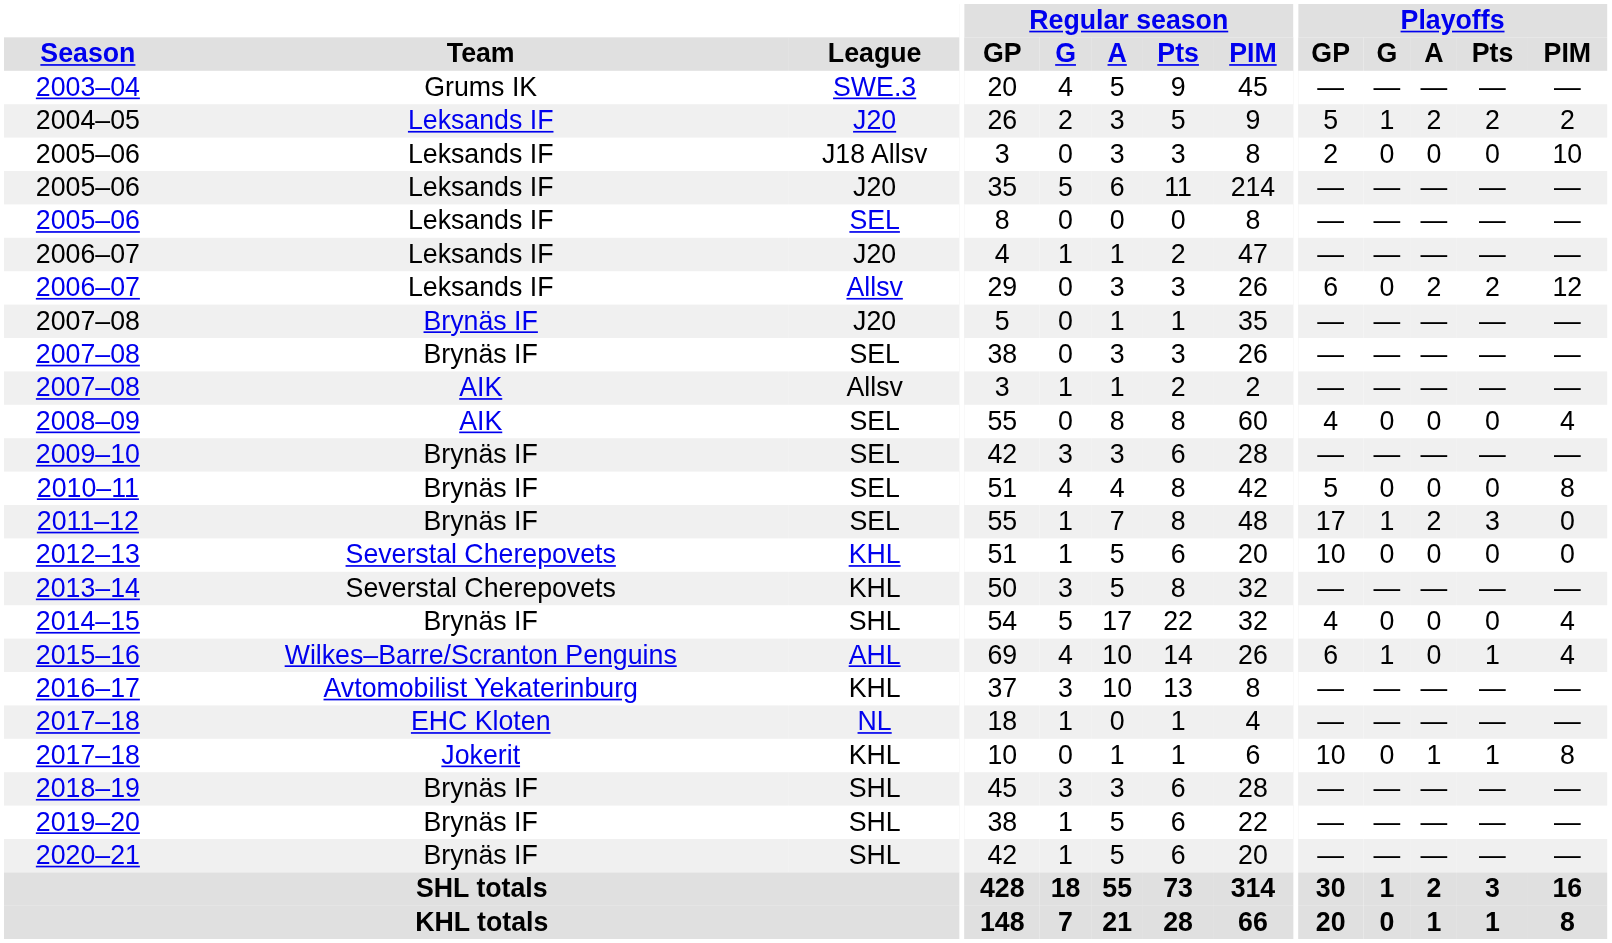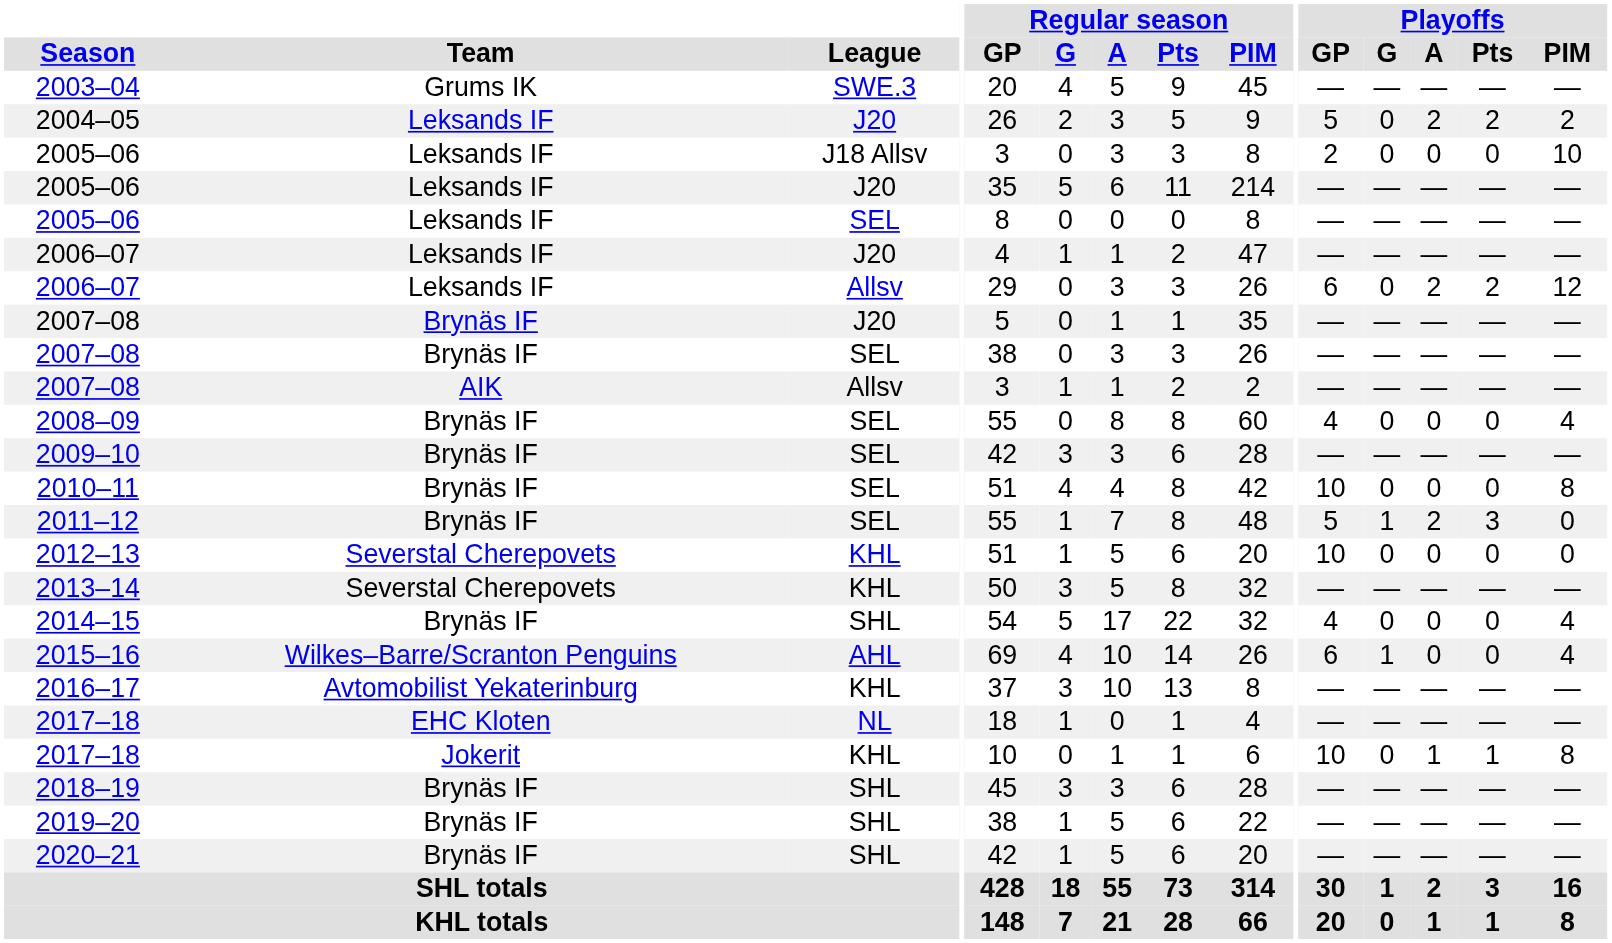(1387, 120) 1 -> (1387, 120) 0
(481, 421) AIK -> (481, 421) Brynäs IF
(1331, 487) 5 -> (1331, 487) 10
(1331, 521) 17 -> (1331, 521) 5
(1492, 654) 1 -> (1492, 654) 0
